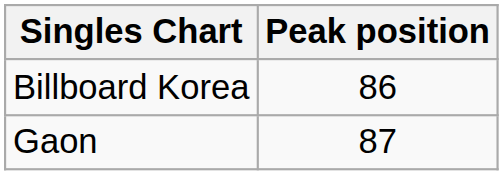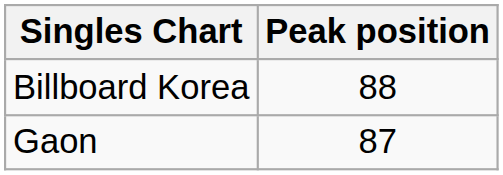(378, 86) 86 -> (378, 86) 88
